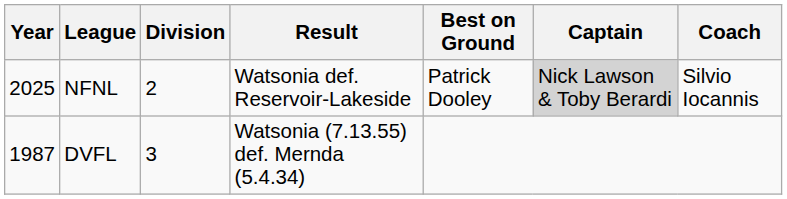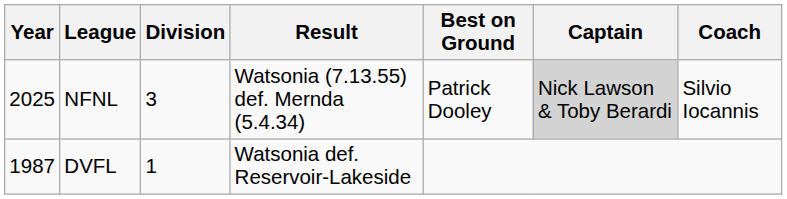(151, 87) 2 -> (151, 99) 3
(323, 87) Watsonia def. Reservoir-Lakeside -> (321, 99) Watsonia (7.13.55) def. Mernda (5.4.34)
(151, 154) 3 -> (151, 166) 1
(321, 154) Watsonia (7.13.55) def. Mernda (5.4.34) -> (323, 166) Watsonia def. Reservoir-Lakeside
